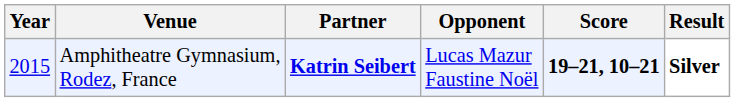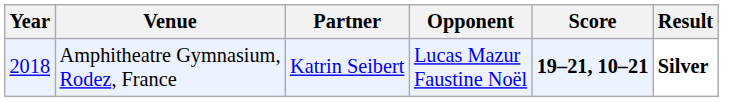(30, 67) 2015 -> (30, 67) 2018
(353, 67) bold -> (347, 67) normal
